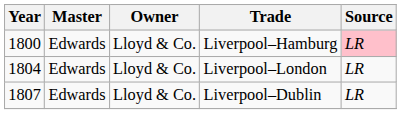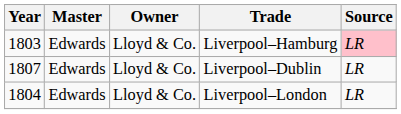(25, 43) 1800 -> (25, 43) 1803
rows swapped: (265, 69) <-> (262, 95)
